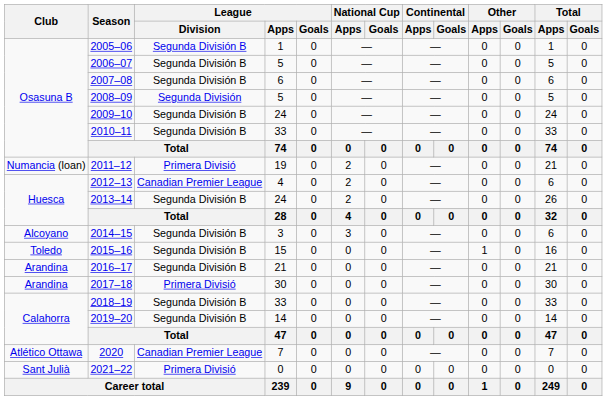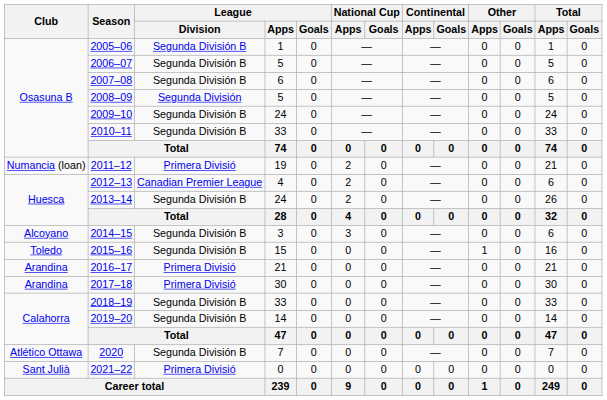(200, 268) Segunda División B -> (200, 268) Primera Divisió
(200, 353) Canadian Premier League -> (200, 353) Segunda División B
